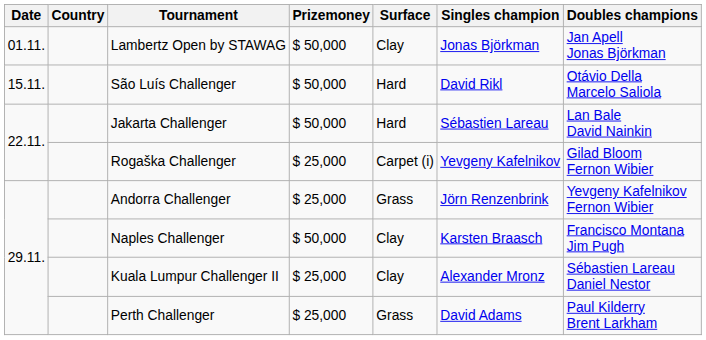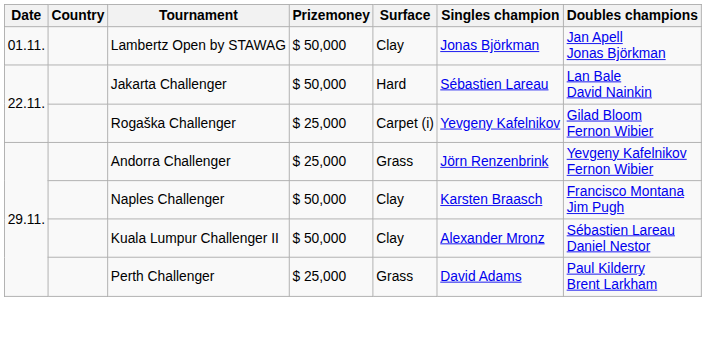- row: (173, 84)
(319, 276) $ 25,000 -> (319, 237) $ 50,000
